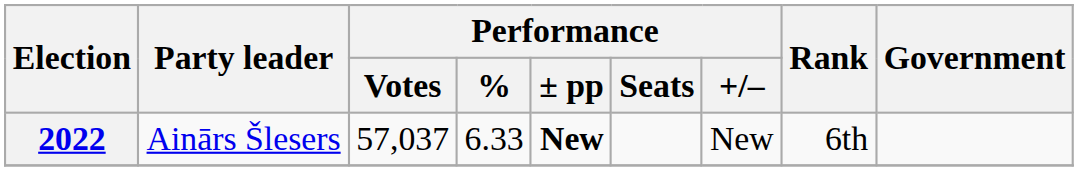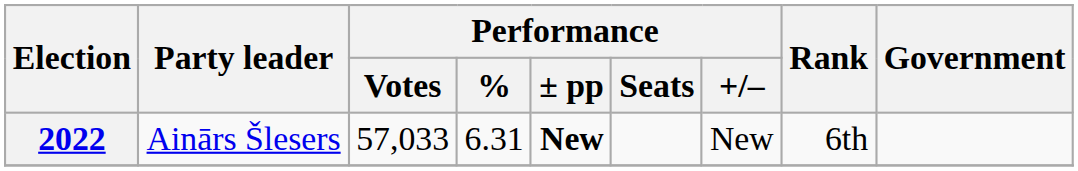(403, 138) 57,037 -> (403, 138) 57,033
(494, 138) 6.33 -> (494, 138) 6.31
